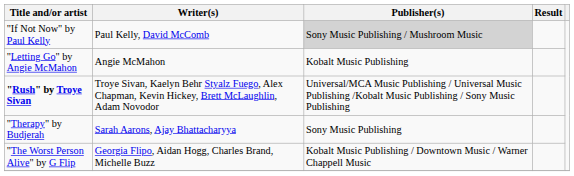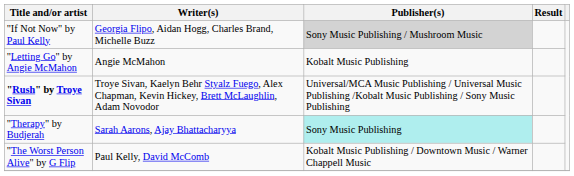(152, 34) Paul Kelly, David McComb -> (184, 34) Georgia Flipo, Aidan Hogg, Charles Brand, Michelle Buzz
(354, 129) no background -> (354, 129) paleturquoise background
(184, 157) Georgia Flipo, Aidan Hogg, Charles Brand, Michelle Buzz -> (152, 157) Paul Kelly, David McComb
